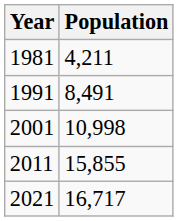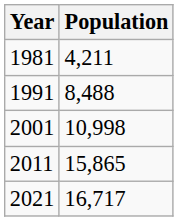(90, 92) 8,491 -> (90, 92) 8,488
(95, 163) 15,855 -> (95, 163) 15,865
